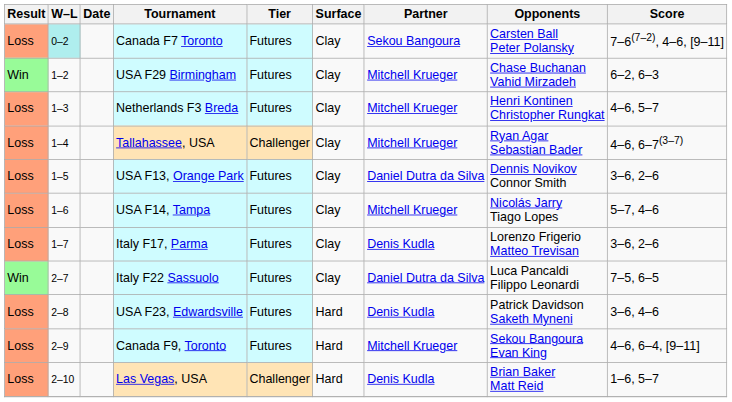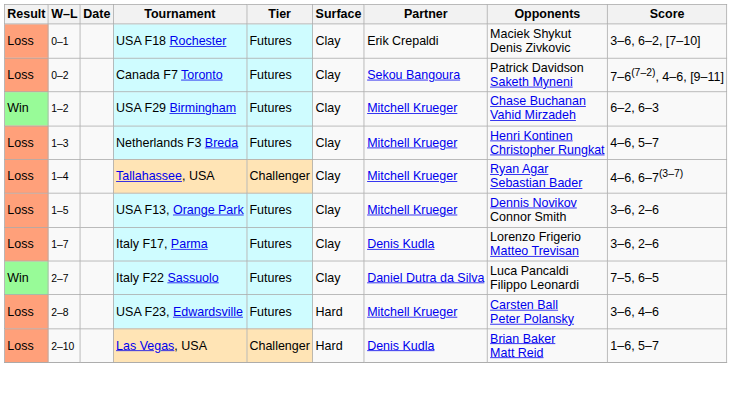+ row: (171, 41)
(60, 41) paleturquoise background -> (60, 75) no background
(532, 41) Carsten Ball Peter Polansky -> (537, 75) Patrick Davidson Saketh Myneni
(426, 176) Daniel Dutra da Silva -> (412, 210) Mitchell Krueger
- row: (163, 210)
(401, 311) Denis Kudla -> (412, 311) Mitchell Krueger
(537, 311) Patrick Davidson Saketh Myneni -> (532, 311) Carsten Ball Peter Polansky
- row: (171, 345)
